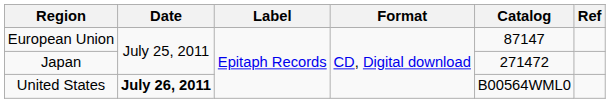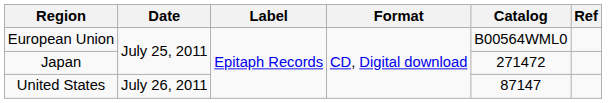(524, 39) 87147 -> (521, 39) B00564WML0
(166, 86) bold -> (164, 86) normal
(524, 86) B00564WML0 -> (521, 86) 87147
